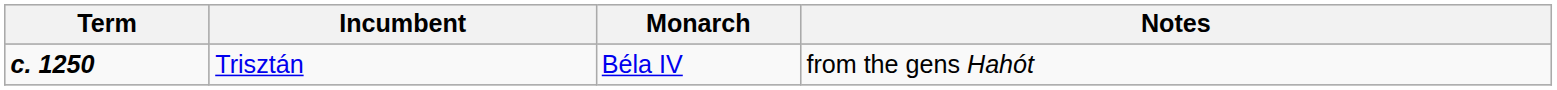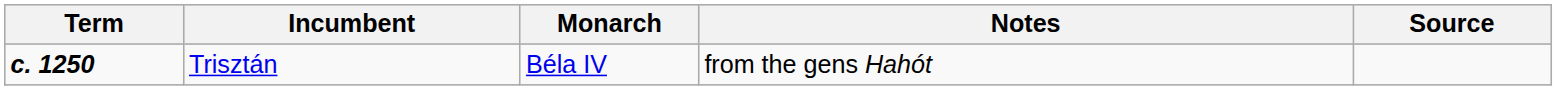+ column: (1452, 24)
